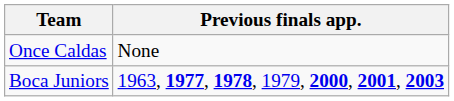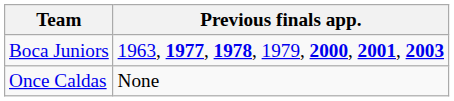rows swapped: (59, 80) <-> (58, 50)
